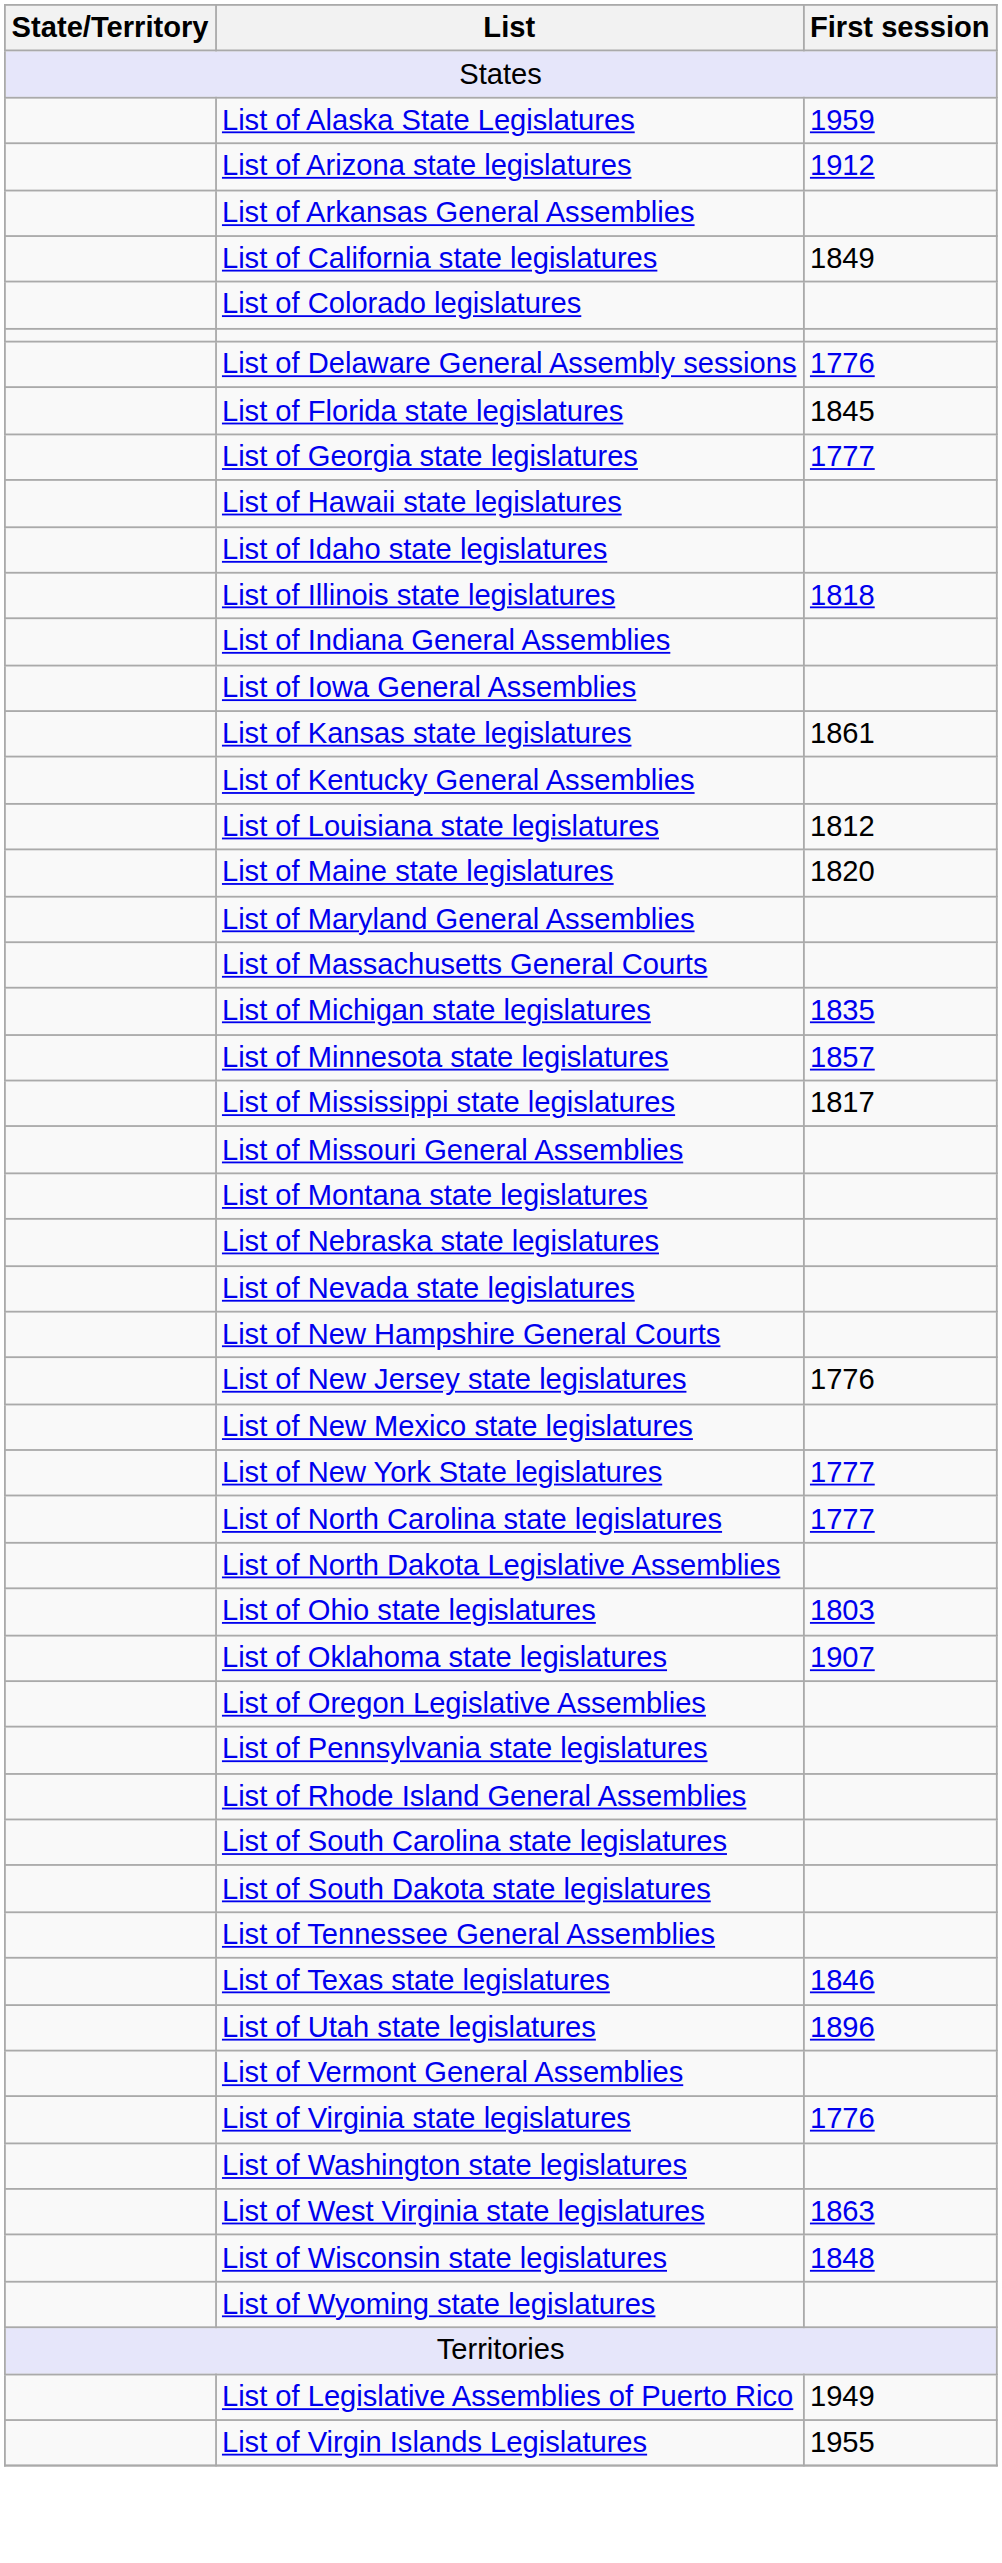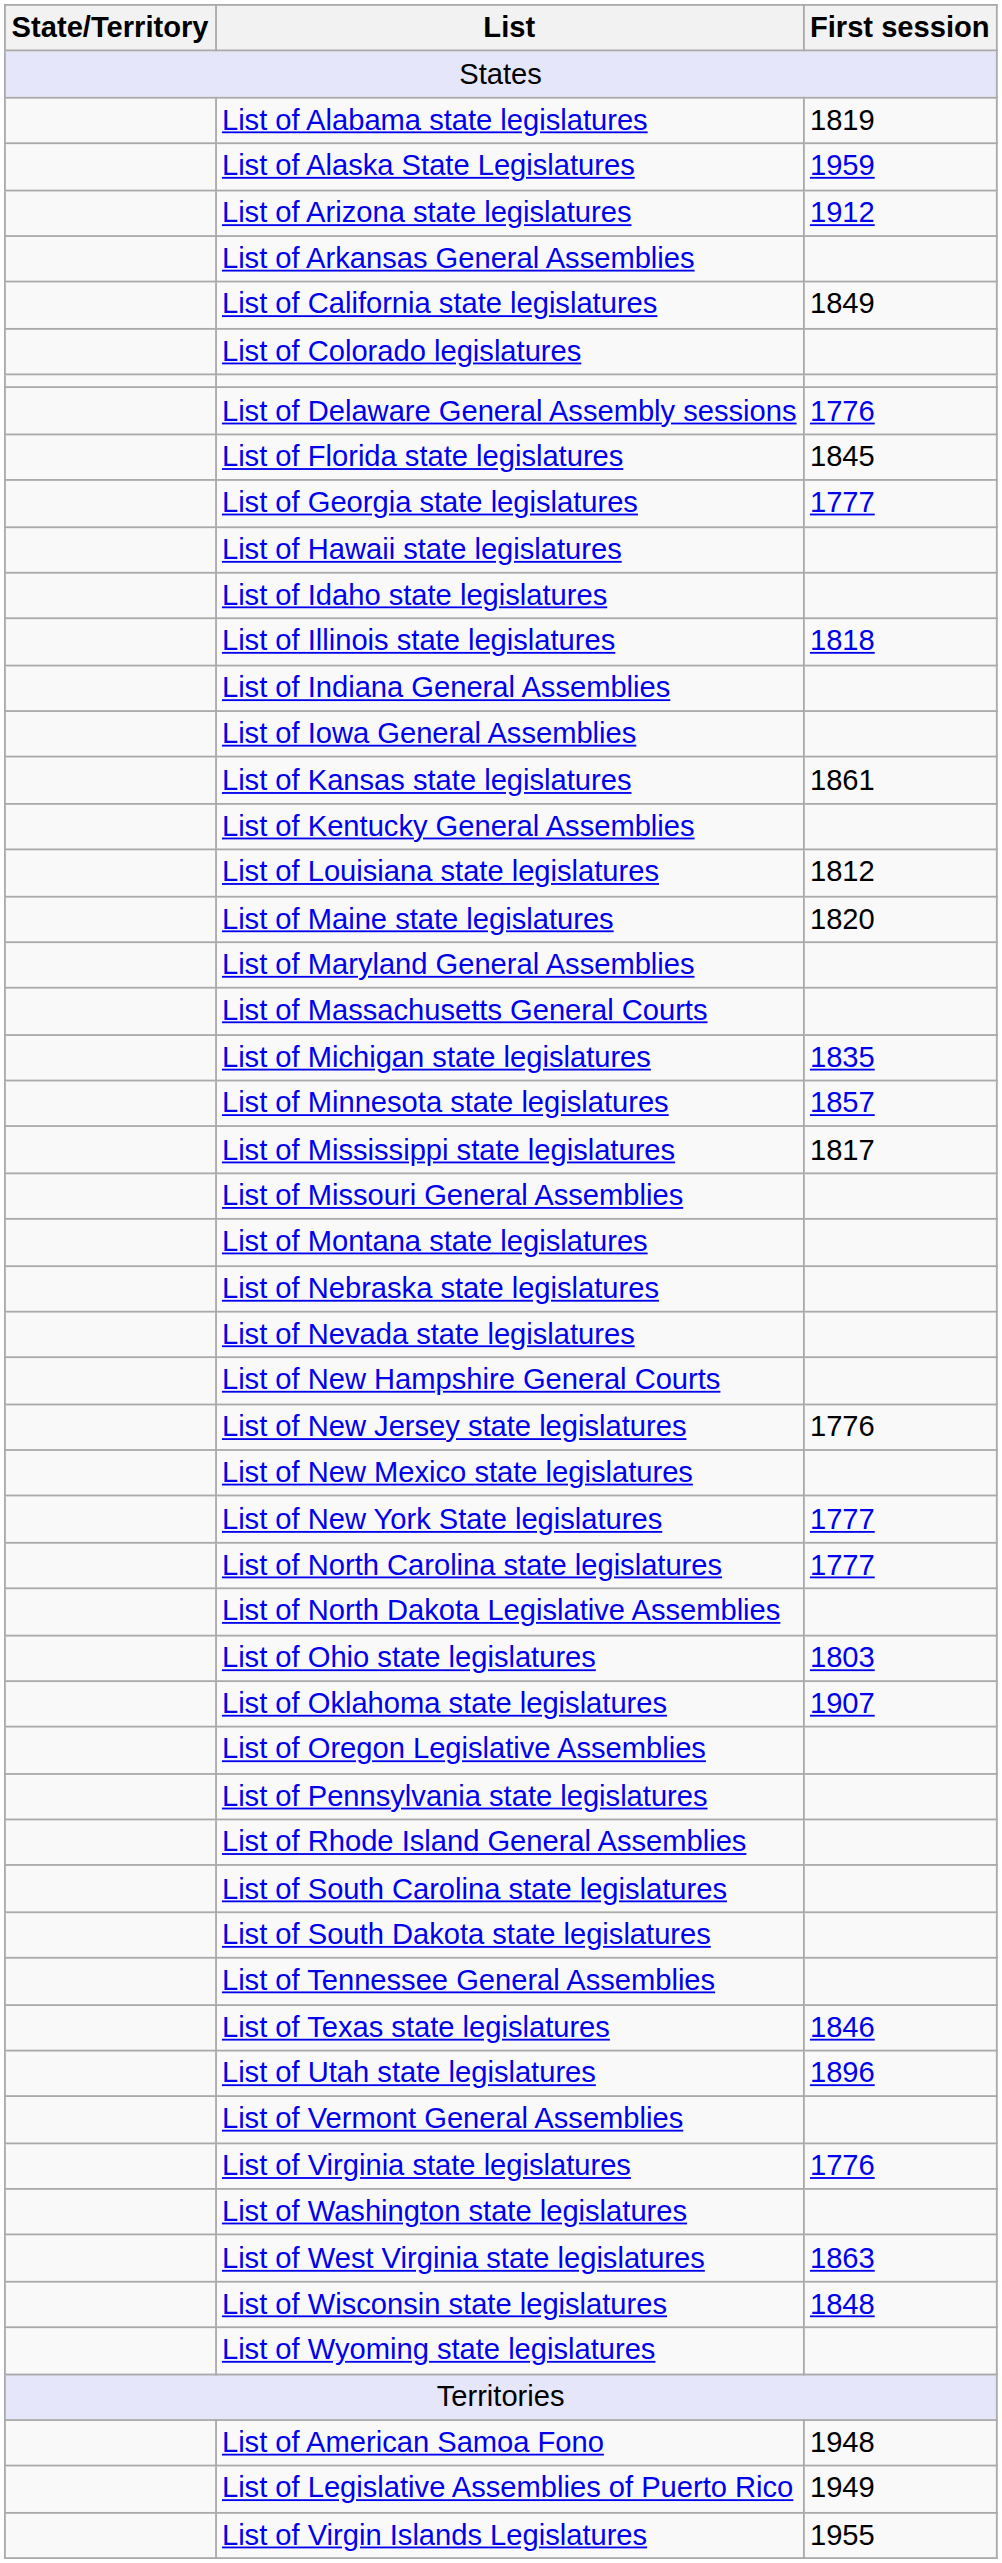+ row: (435, 119)
+ row: (413, 2442)
